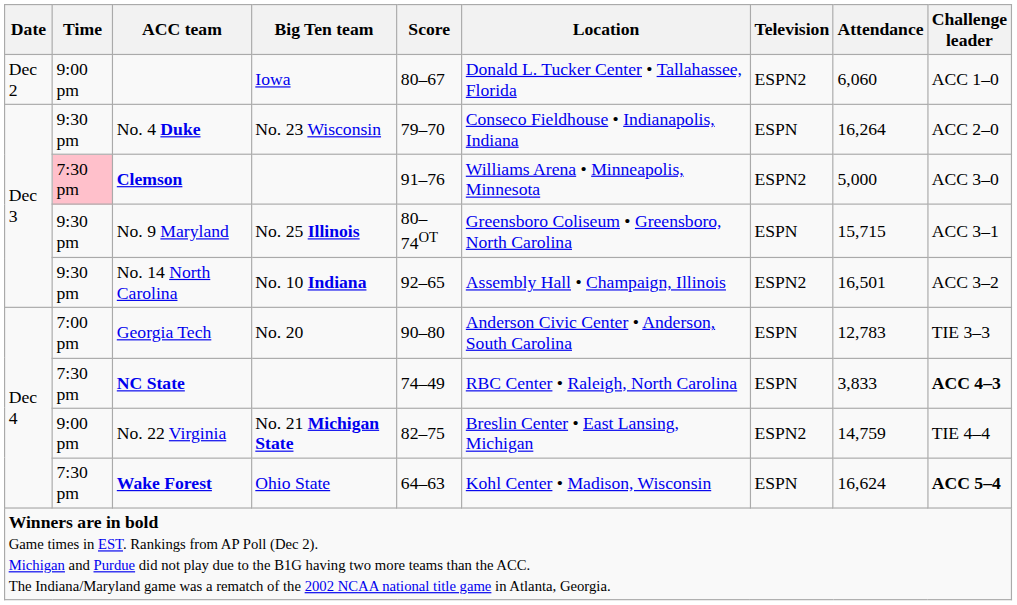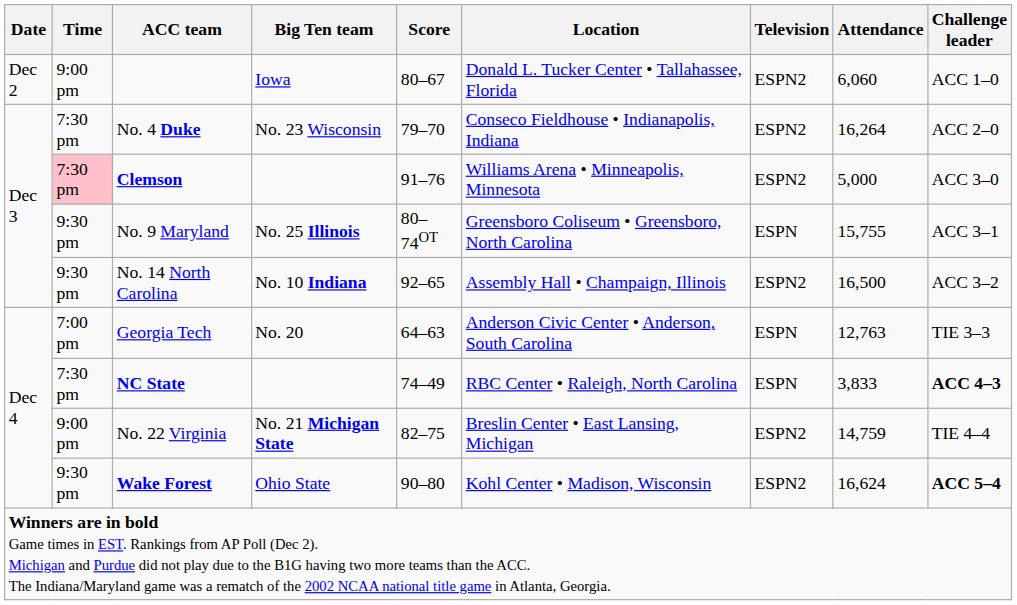(72, 129) 9:30 pm -> (72, 129) 7:30 pm
(776, 129) ESPN -> (780, 129) ESPN2
(862, 231) 15,715 -> (862, 231) 15,755
(862, 282) 16,501 -> (862, 282) 16,500
(423, 332) 90–80 -> (423, 332) 64–63
(862, 332) 12,783 -> (862, 332) 12,763
(72, 482) 7:30 pm -> (72, 482) 9:30 pm
(423, 482) 64–63 -> (423, 482) 90–80
(776, 482) ESPN -> (780, 482) ESPN2
